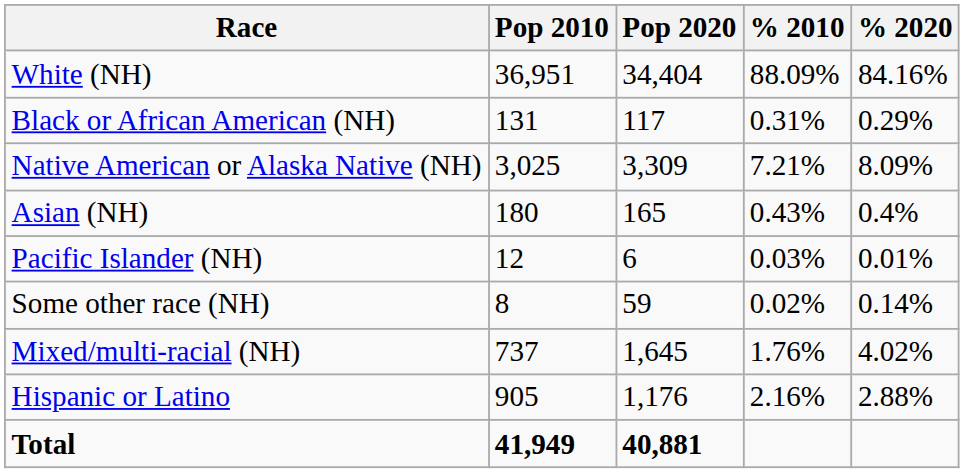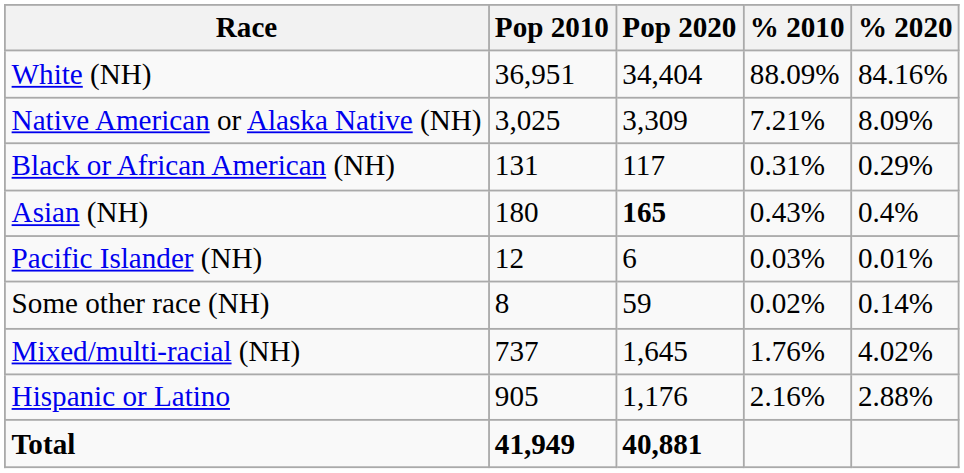rows swapped: (203, 119) <-> (247, 166)
(644, 212) normal -> (644, 212) bold
